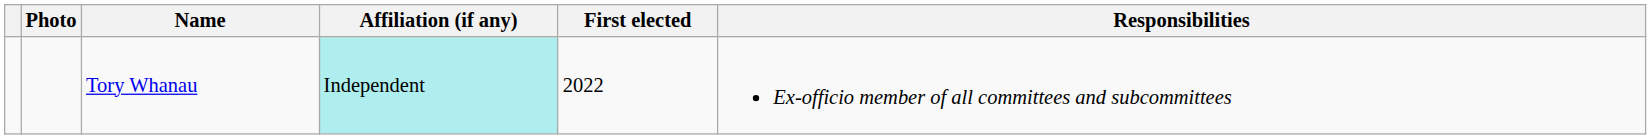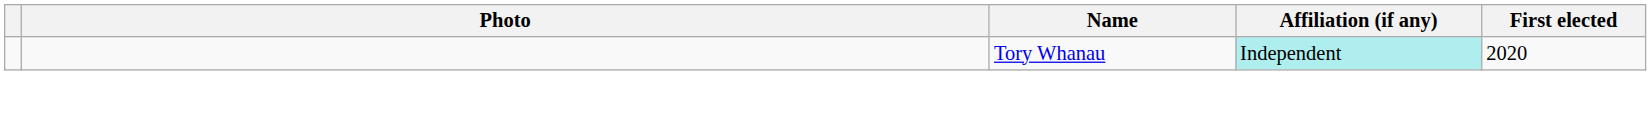- column: (1182, 20)
(583, 85) 2022 -> (1507, 53) 2020
